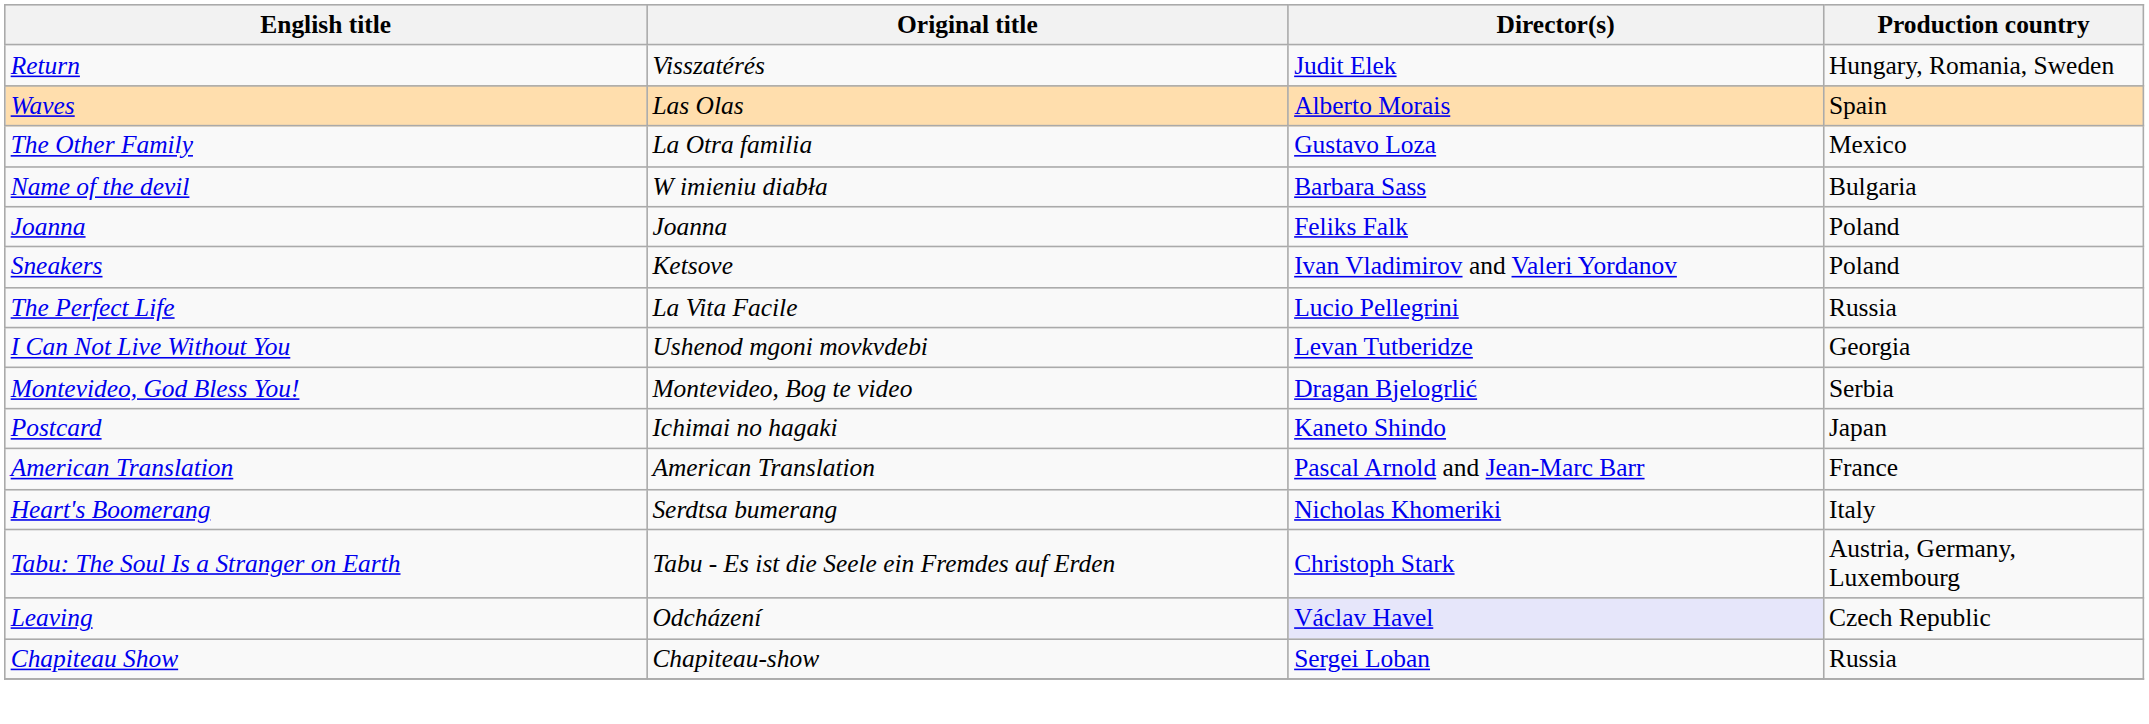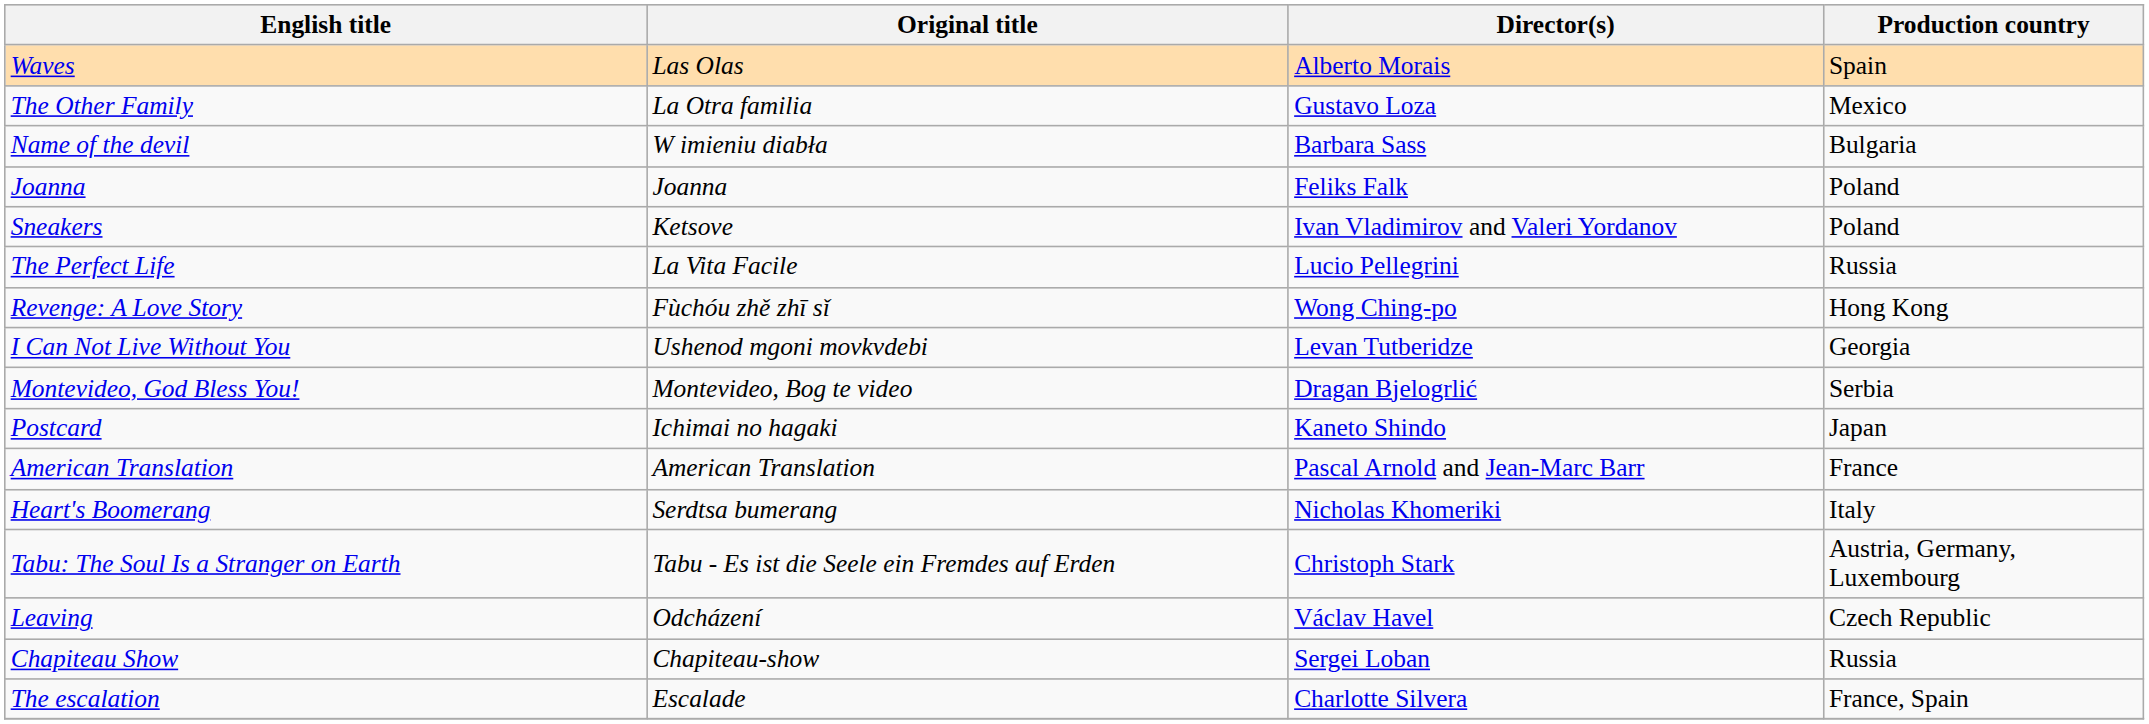- row: (45, 65)
+ row: (126, 307)
(1364, 618) lavender background -> (1364, 618) no background
+ row: (85, 698)
